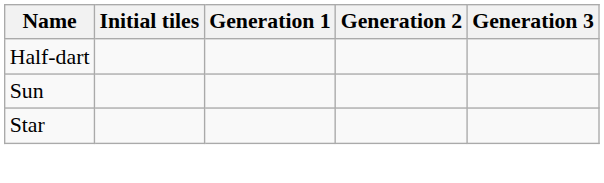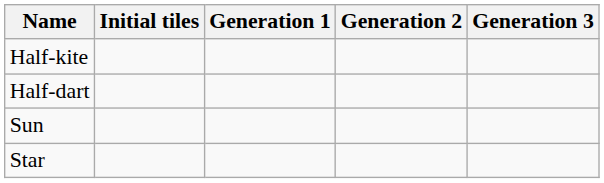+ row: (49, 56)
